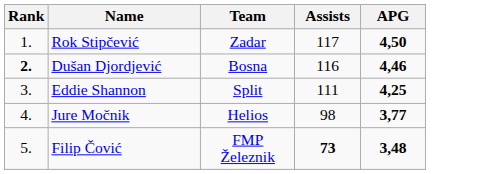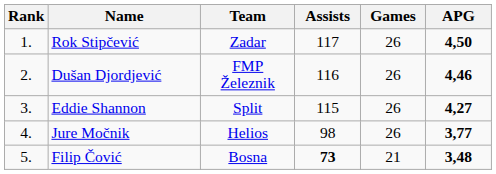+ column: (393, 16)
(26, 66) bold -> (26, 74) normal
(248, 66) Bosna -> (248, 74) FMP Železnik
(328, 90) 111 -> (328, 108) 115
(393, 90) 4,25 -> (458, 108) 4,27
(248, 148) FMP Železnik -> (248, 157) Bosna
